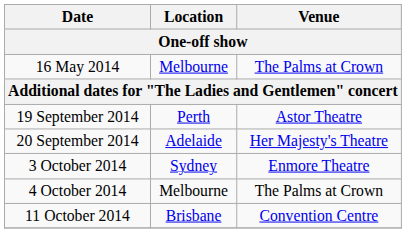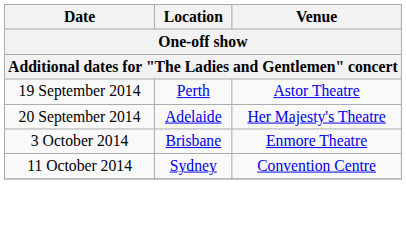- row: (78, 66)
(194, 166) Sydney -> (193, 141) Brisbane
- row: (78, 191)
(194, 215) Brisbane -> (193, 166) Sydney
